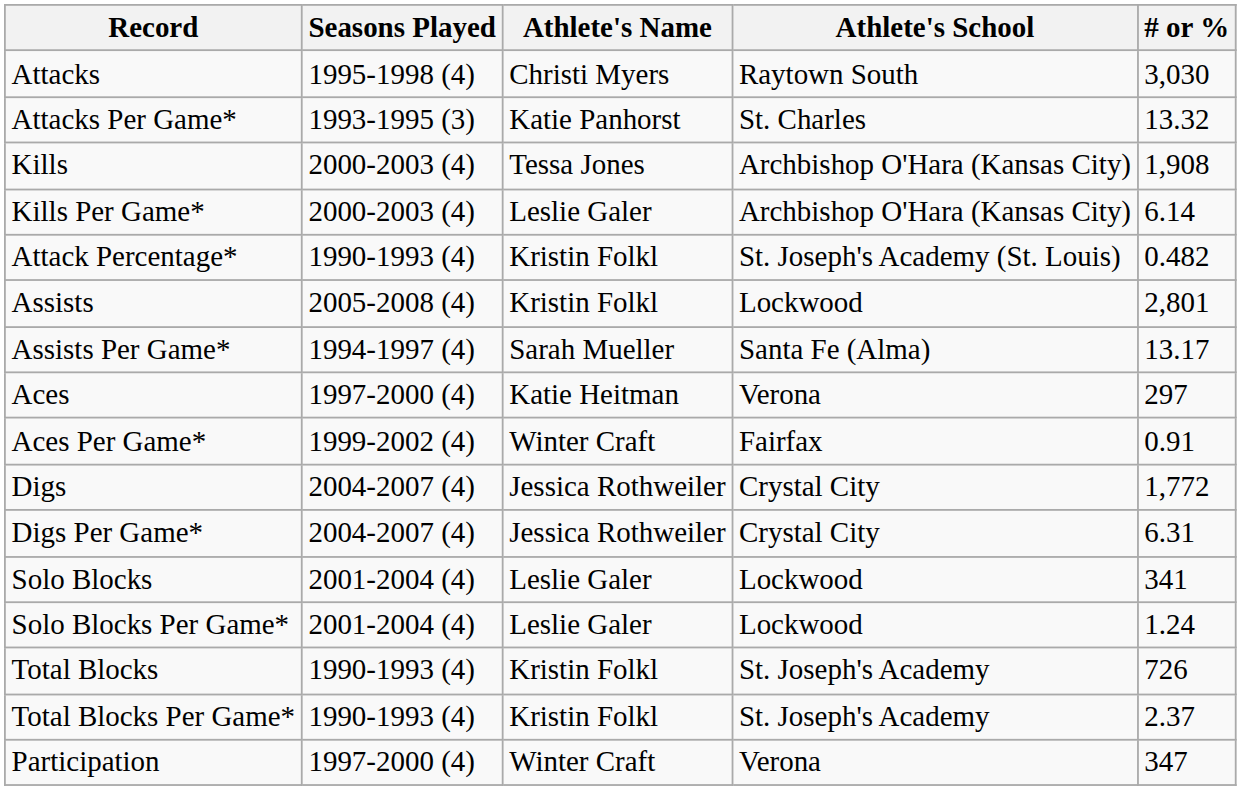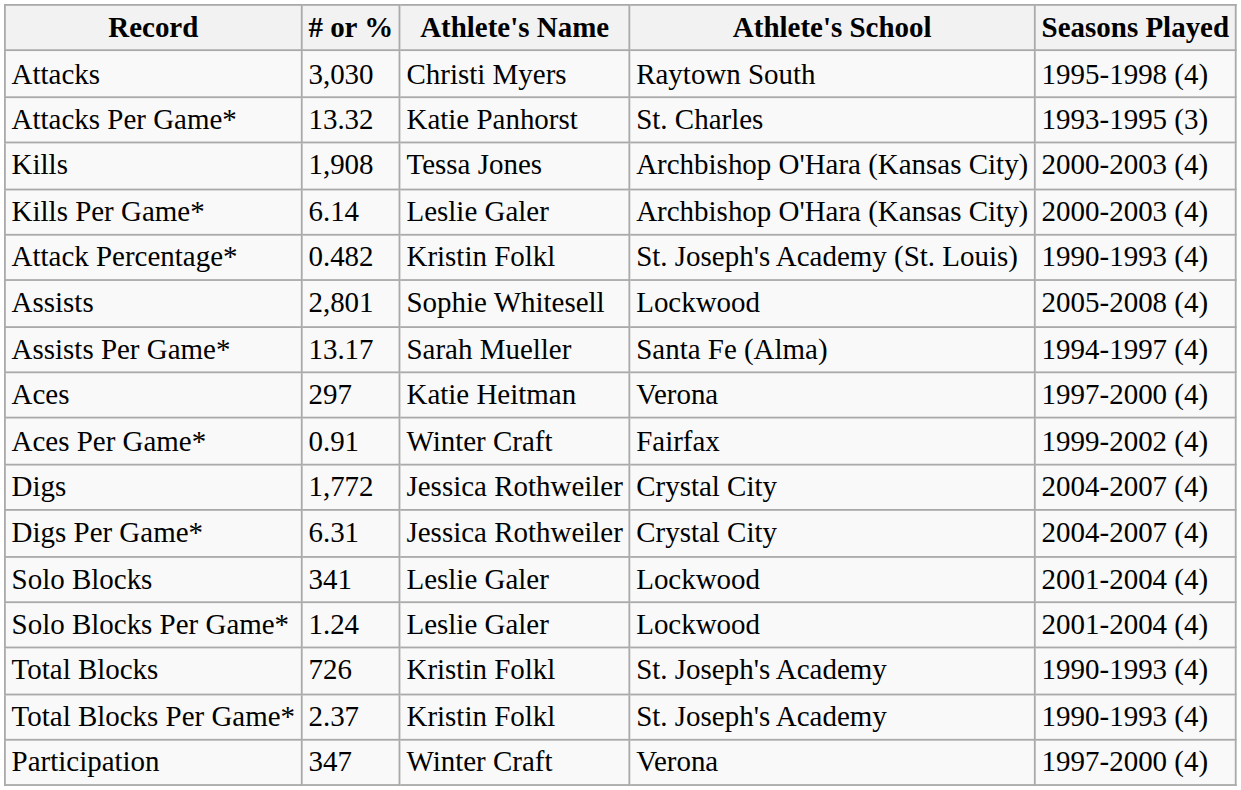columns swapped: (1187, 27) <-> (402, 27)
(584, 303) Kristin Folkl -> (506, 303) Sophie Whitesell
